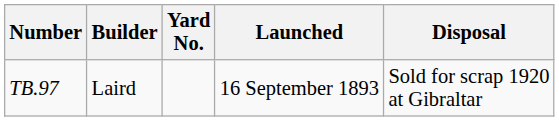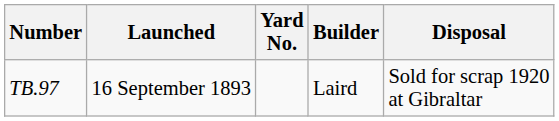columns swapped: (125, 32) <-> (299, 32)
